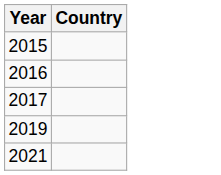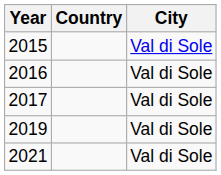+ column: (171, 18)
